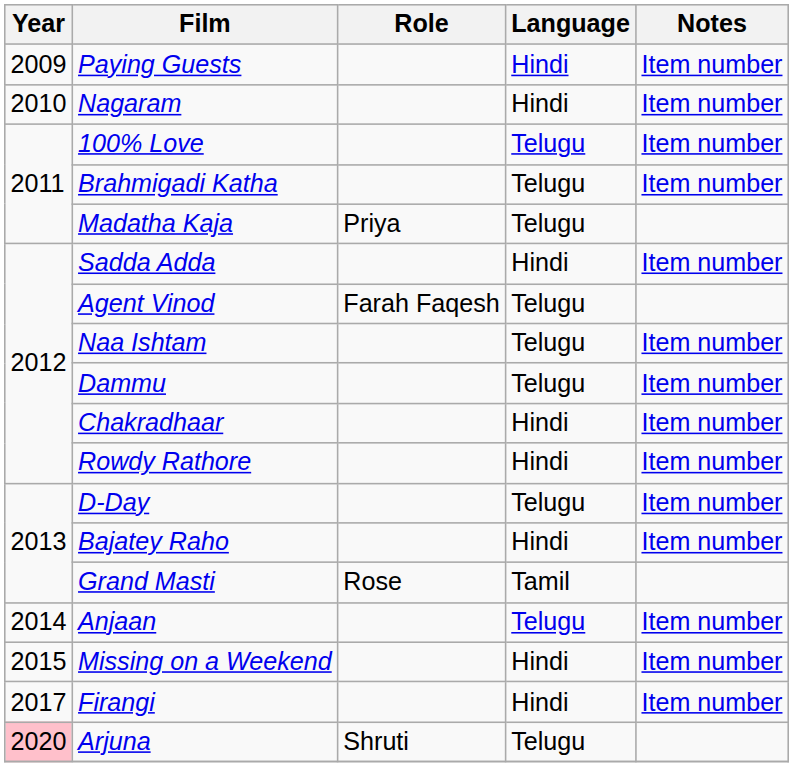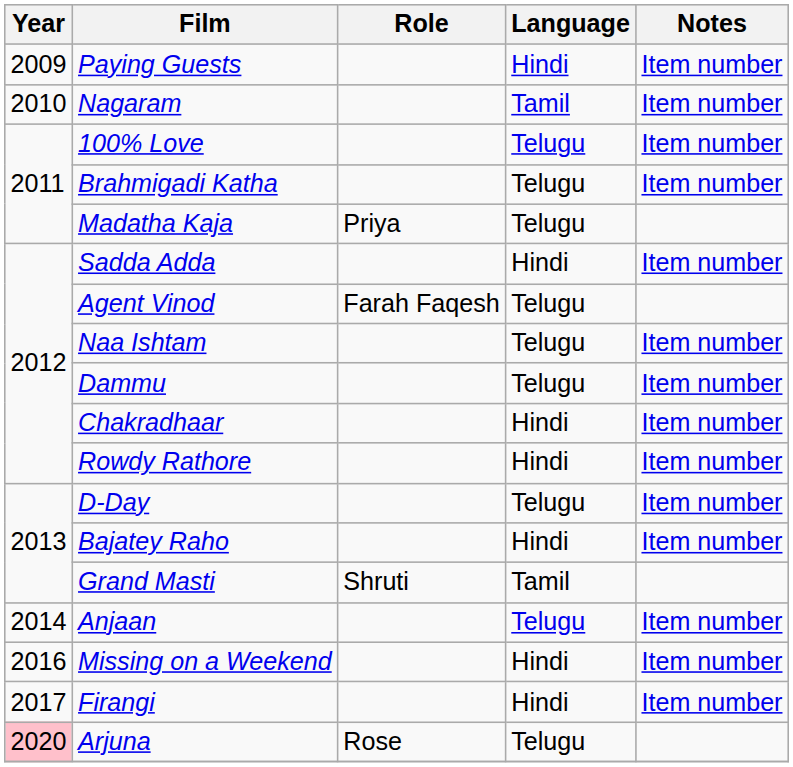(540, 104) Hindi -> (541, 104) Tamil
(373, 582) Rose -> (376, 582) Shruti
(39, 661) 2015 -> (39, 661) 2016
(376, 741) Shruti -> (373, 741) Rose
